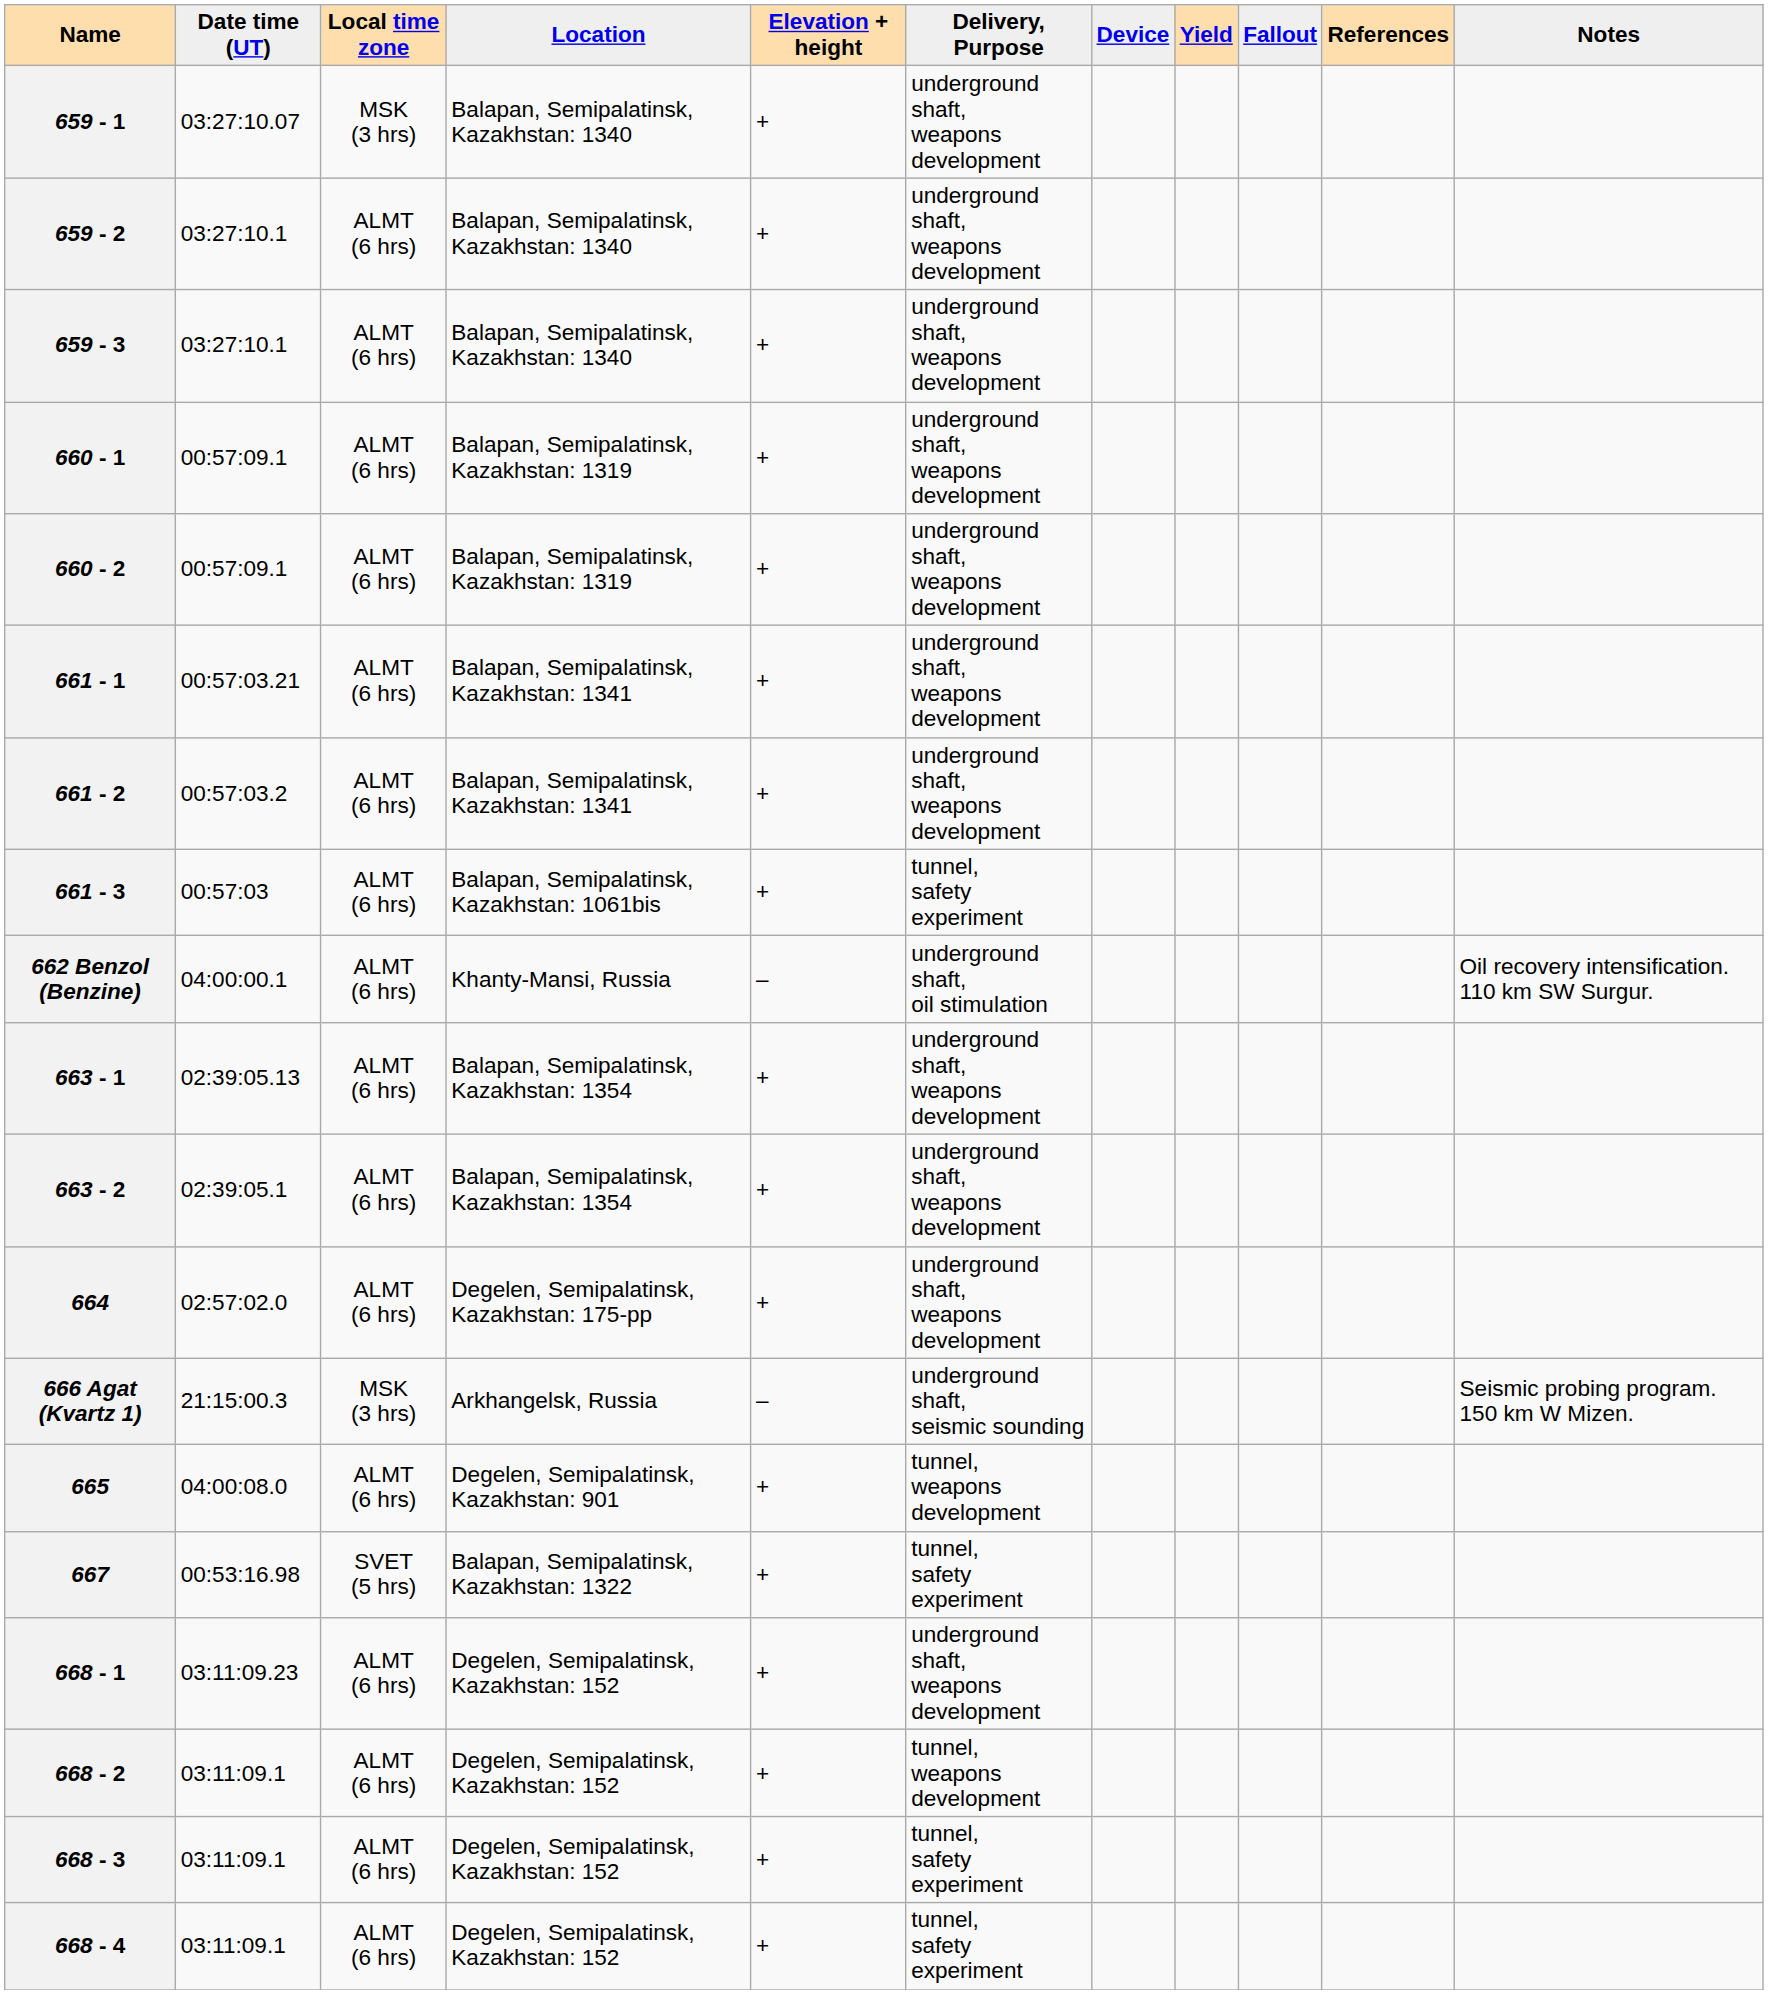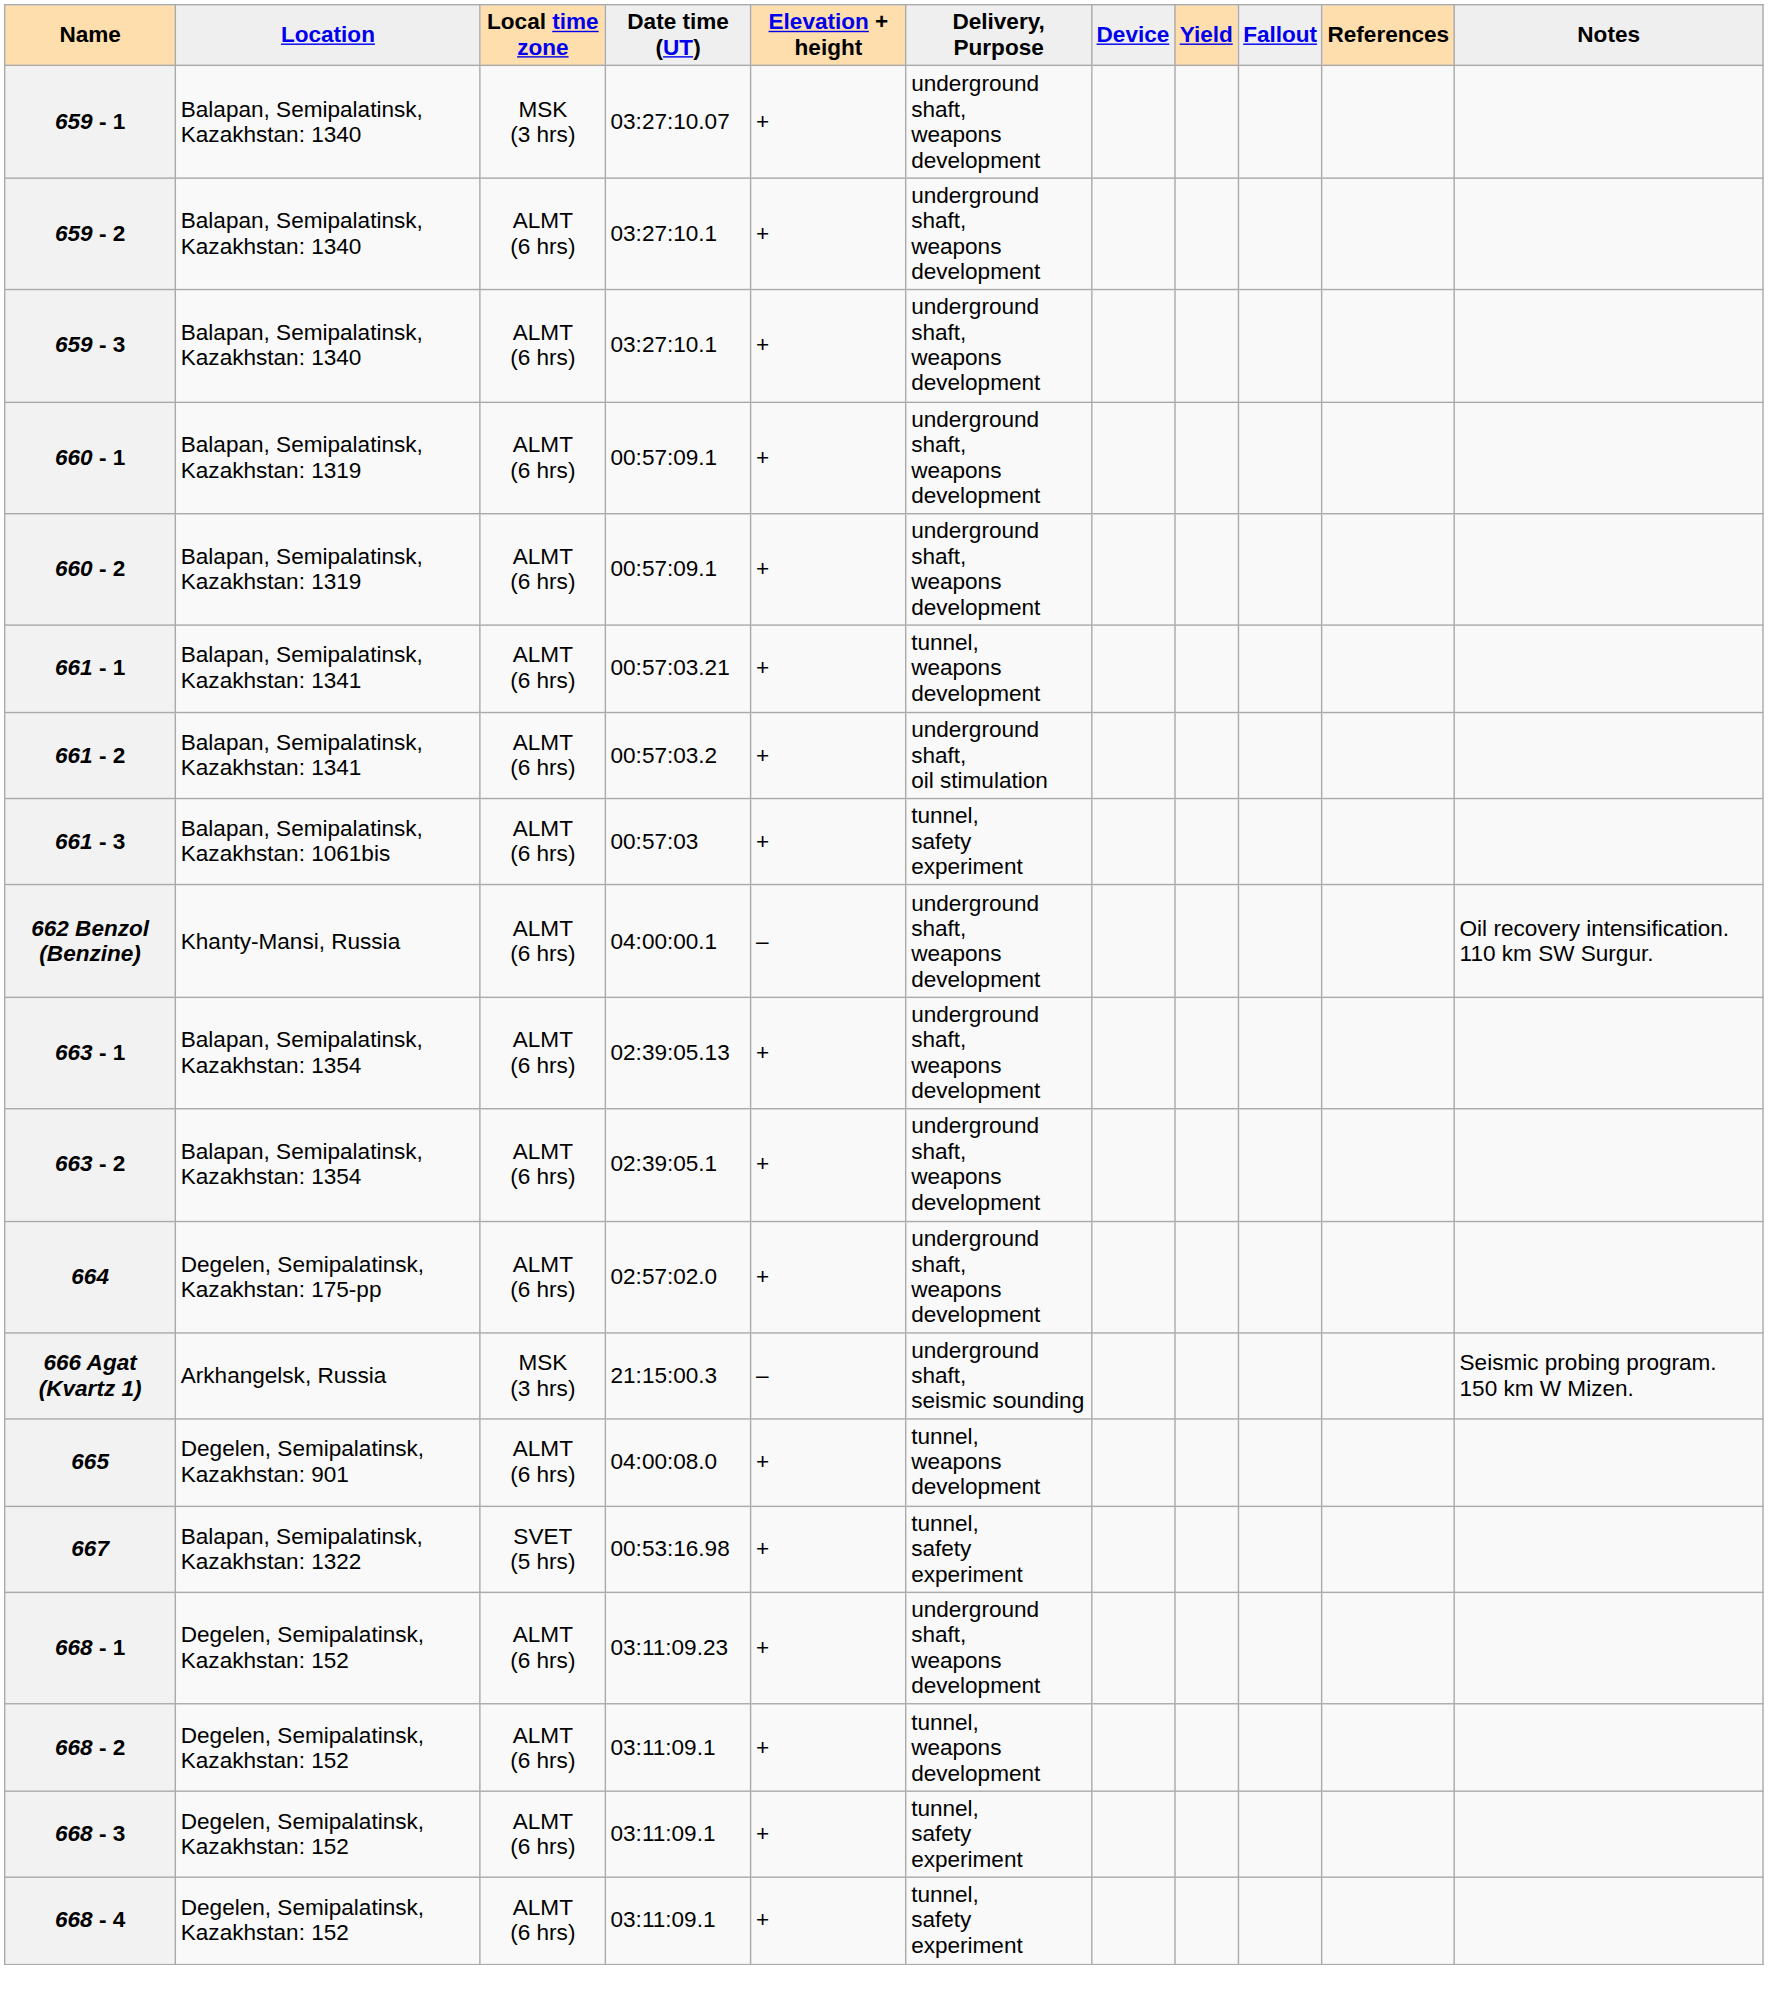columns swapped: (248, 35) <-> (599, 35)
(976, 681) underground shaft, weapons development -> (976, 668) tunnel, weapons development
(976, 793) underground shaft, weapons development -> (979, 755) underground shaft, oil stimulation
(979, 978) underground shaft, oil stimulation -> (976, 940) underground shaft, weapons development
